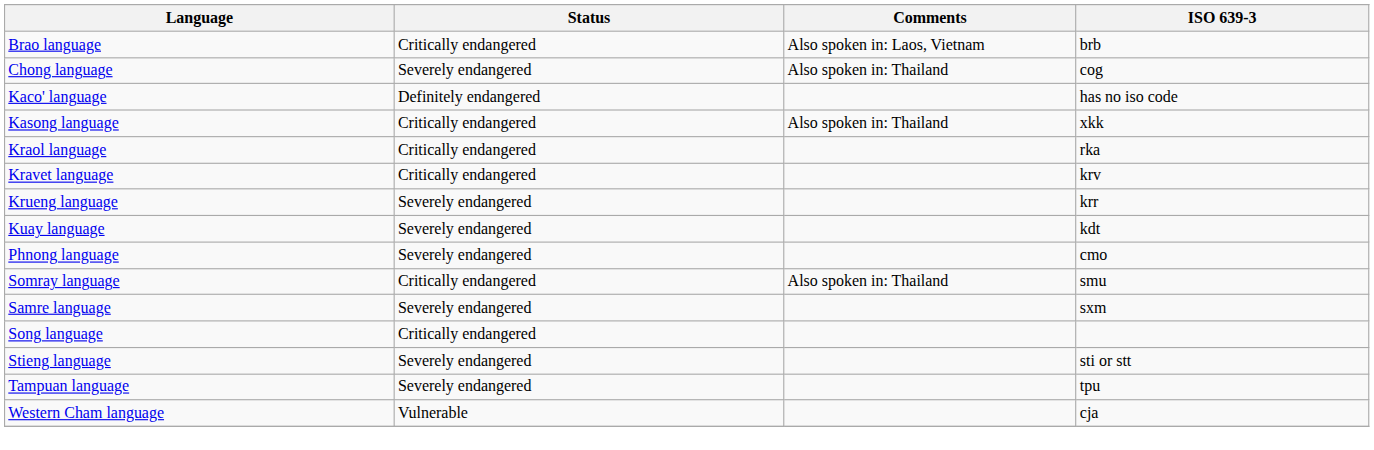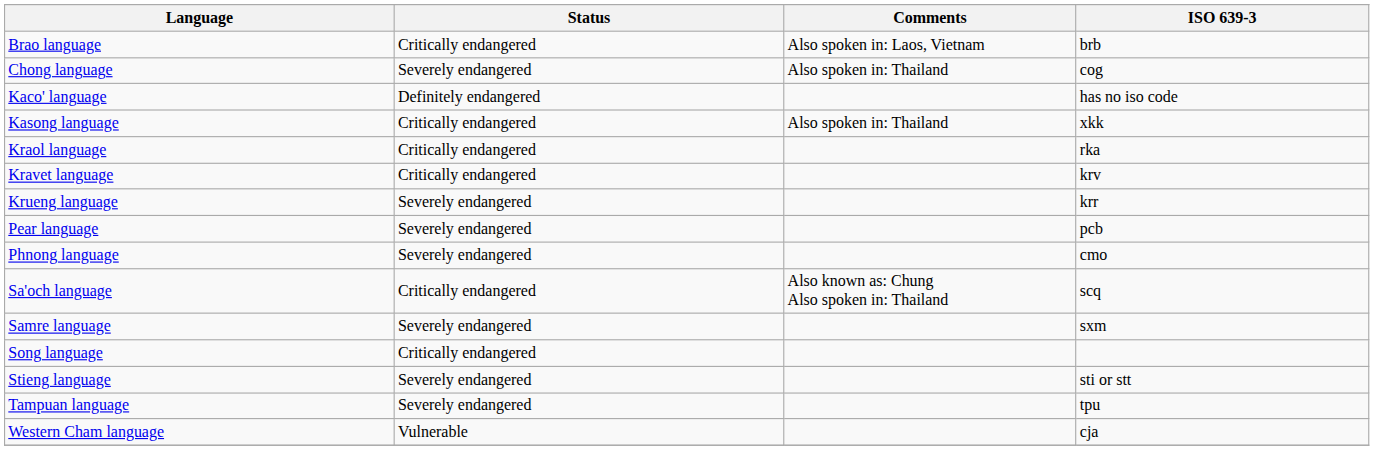- row: (56, 228)
+ row: (53, 228)
+ row: (60, 291)
- row: (64, 281)
